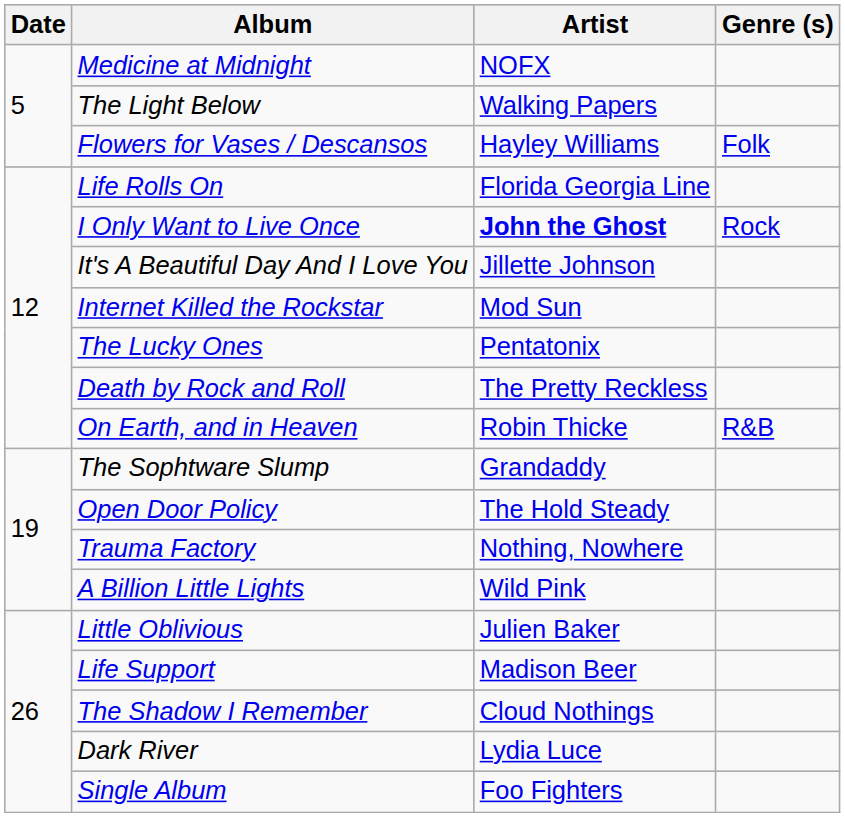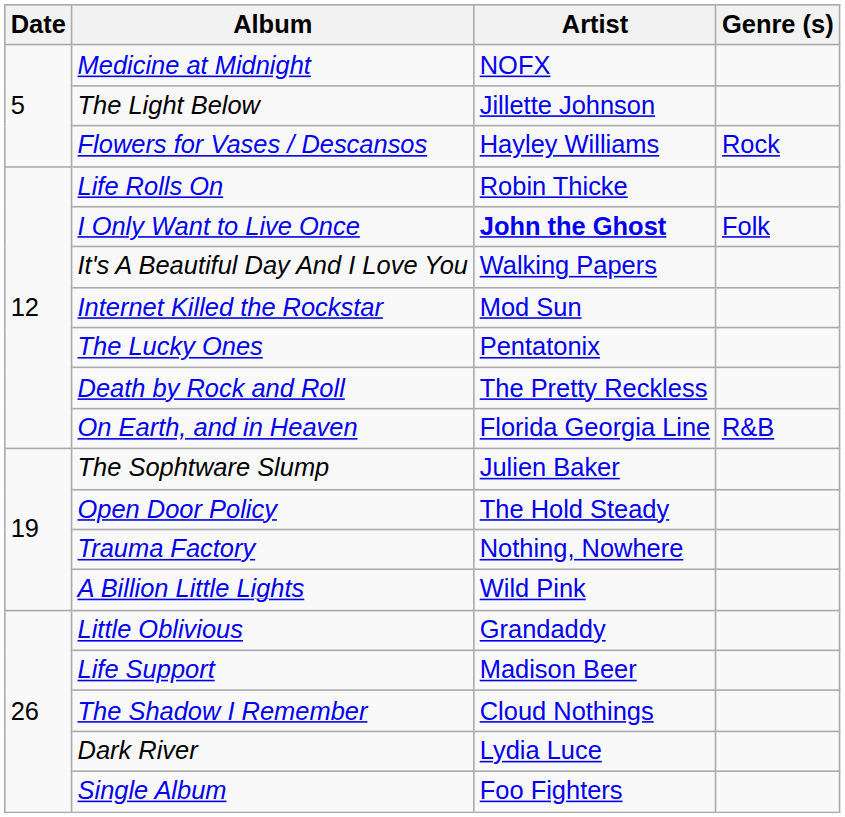(568, 105) Walking Papers -> (567, 105) Jillette Johnson
(746, 145) Folk -> (751, 145) Rock
(595, 186) Florida Georgia Line -> (554, 186) Robin Thicke
(751, 226) Rock -> (746, 226) Folk
(567, 266) Jillette Johnson -> (568, 266) Walking Papers
(554, 428) Robin Thicke -> (595, 428) Florida Georgia Line
(543, 468) Grandaddy -> (550, 468) Julien Baker
(550, 629) Julien Baker -> (543, 629) Grandaddy
